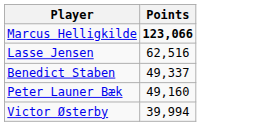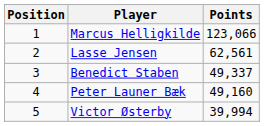+ column: (36, 14)
(168, 34) bold -> (231, 34) normal
(168, 53) 62,516 -> (231, 53) 62,561
